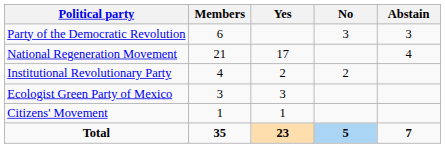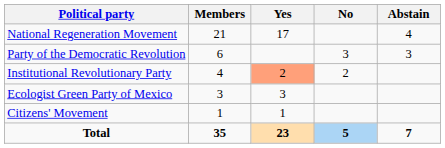rows swapped: (92, 53) <-> (96, 34)
(283, 73) no background -> (283, 73) lightsalmon background
